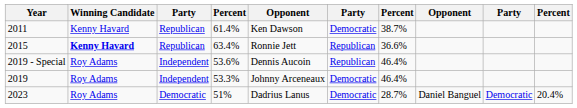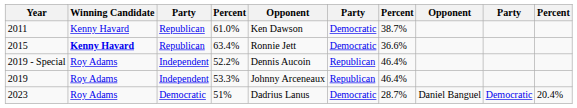(226, 29) 61.4% -> (226, 29) 61.0%
(352, 45) Republican -> (353, 45) Democratic
(226, 62) 53.6% -> (226, 62) 52.2%
(353, 78) Democratic -> (352, 78) Republican
